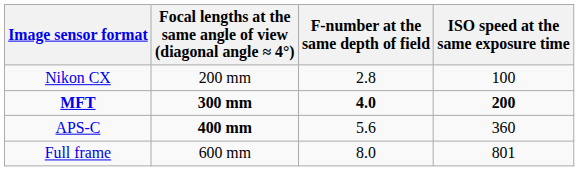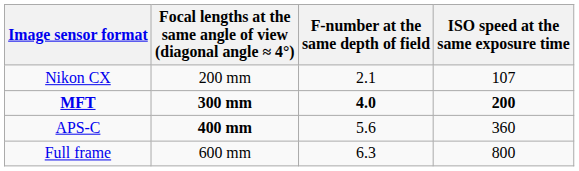(366, 77) 2.8 -> (366, 77) 2.1
(504, 77) 100 -> (504, 77) 107
(366, 153) 8.0 -> (366, 153) 6.3
(504, 153) 801 -> (504, 153) 800
